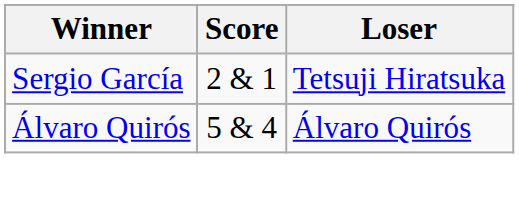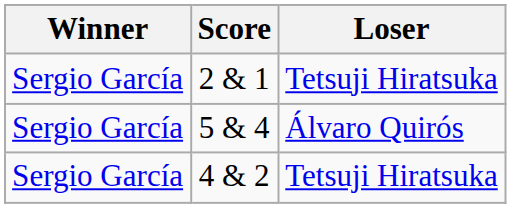(101, 127) Álvaro Quirós -> (98, 127) Sergio García
+ row: (234, 176)
